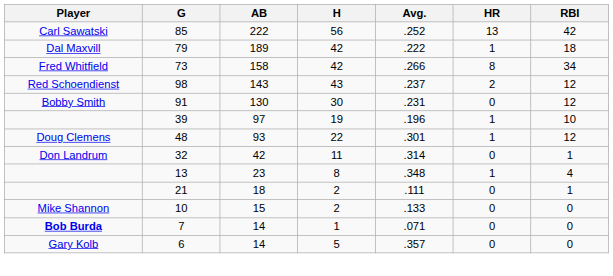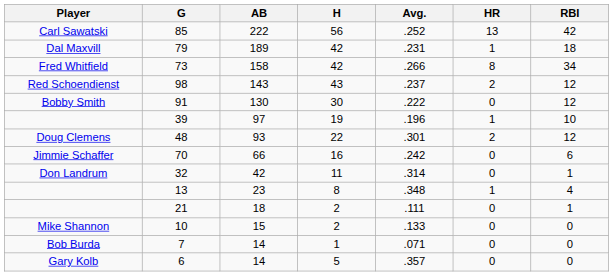(414, 48) .222 -> (414, 48) .231
(414, 102) .231 -> (414, 102) .222
(492, 137) 1 -> (492, 137) 2
+ row: (181, 155)
(73, 226) bold -> (73, 244) normal
